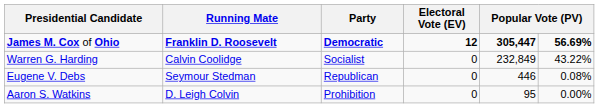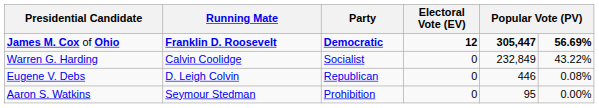(210, 77) Seymour Stedman -> (202, 77) D. Leigh Colvin
(202, 94) D. Leigh Colvin -> (210, 94) Seymour Stedman
